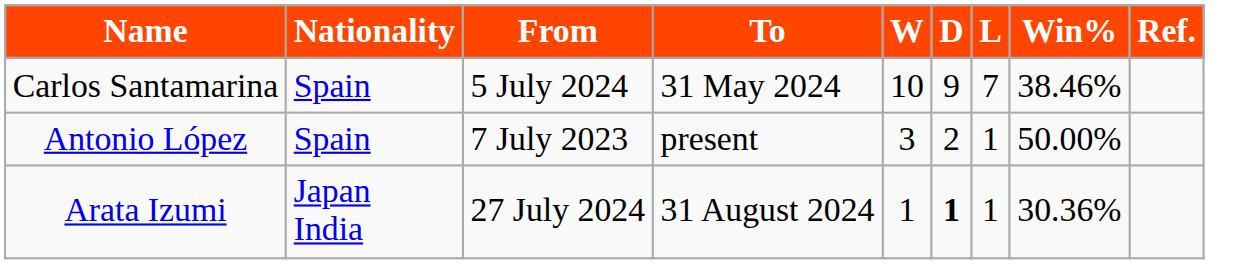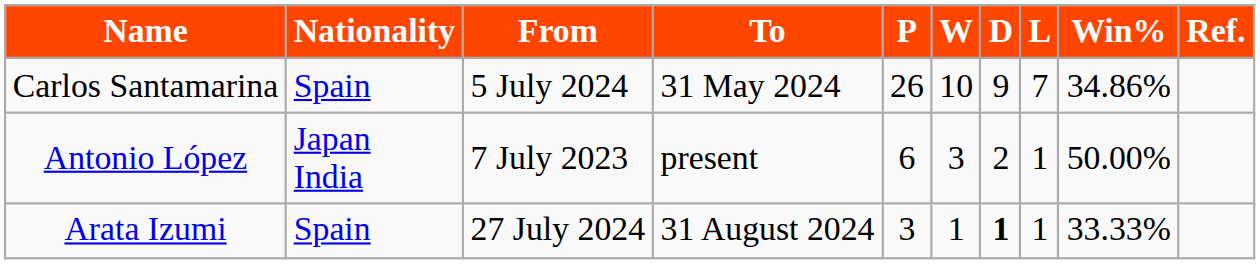+ column: (907, 31)
(1069, 84) 38.46% -> (1119, 84) 34.86%
(332, 138) Spain -> (332, 157) Japan India
(332, 210) Japan India -> (332, 229) Spain
(1069, 210) 30.36% -> (1119, 229) 33.33%
